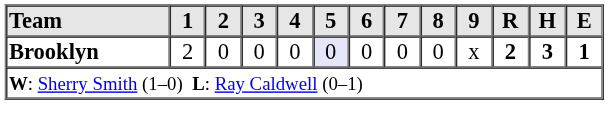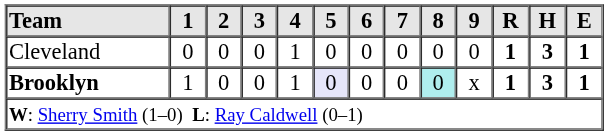+ row: (55, 51)
(188, 51) 2 -> (188, 82) 1
(295, 51) 0 -> (295, 82) 1
(438, 51) no background -> (438, 82) paleturquoise background
(510, 51) 2 -> (510, 82) 1
